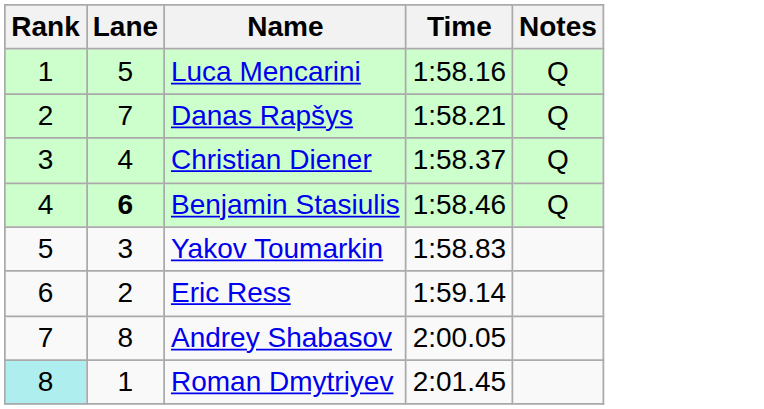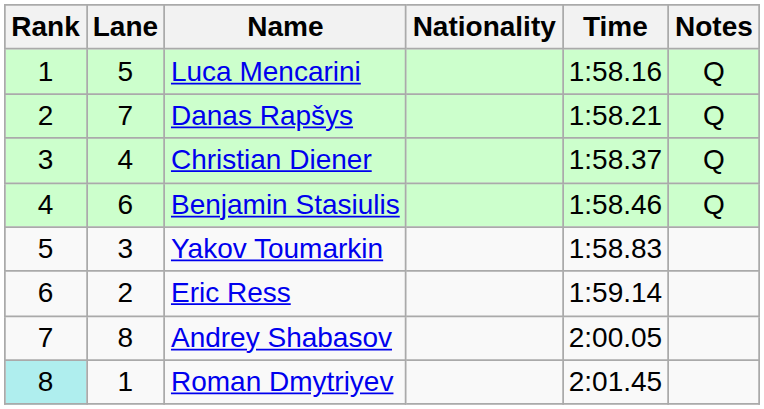+ column: (484, 26)
(125, 204) bold -> (125, 204) normal
